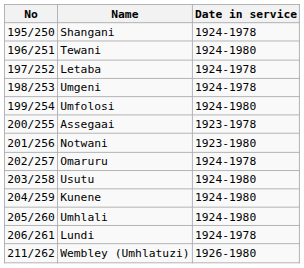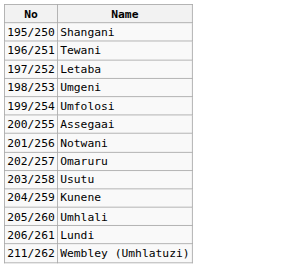- column: (246, 14)
